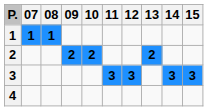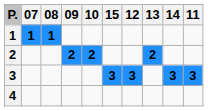columns swapped: (112, 15) <-> (192, 15)
